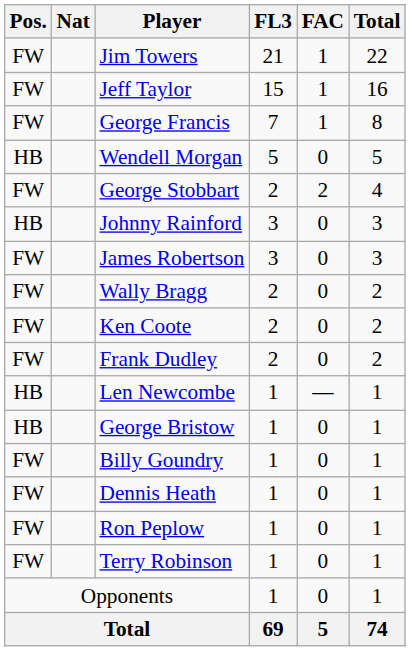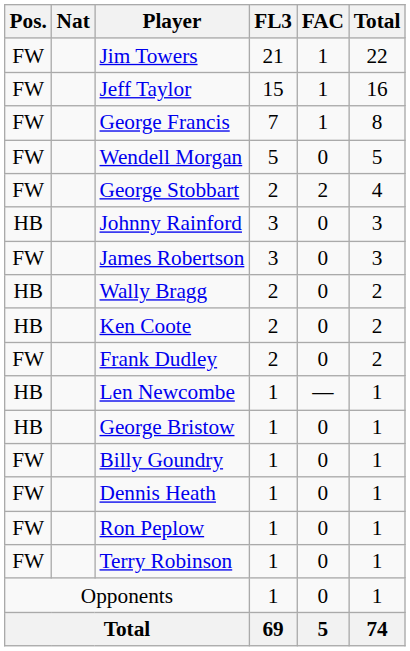(28, 156) HB -> (28, 156) FW
(28, 291) FW -> (28, 291) HB
(28, 325) FW -> (28, 325) HB
